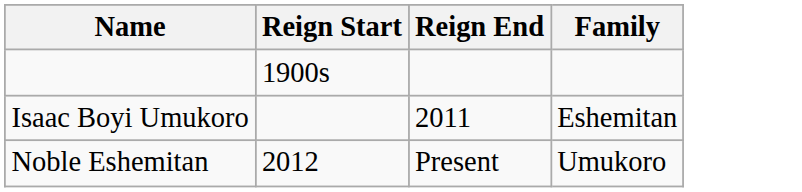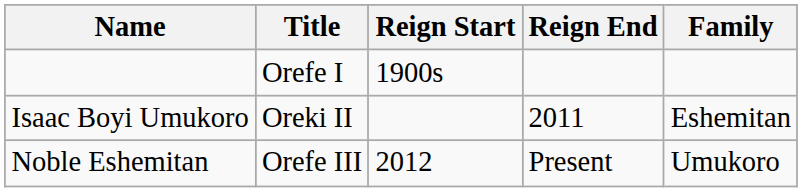+ column: (312, 27)
